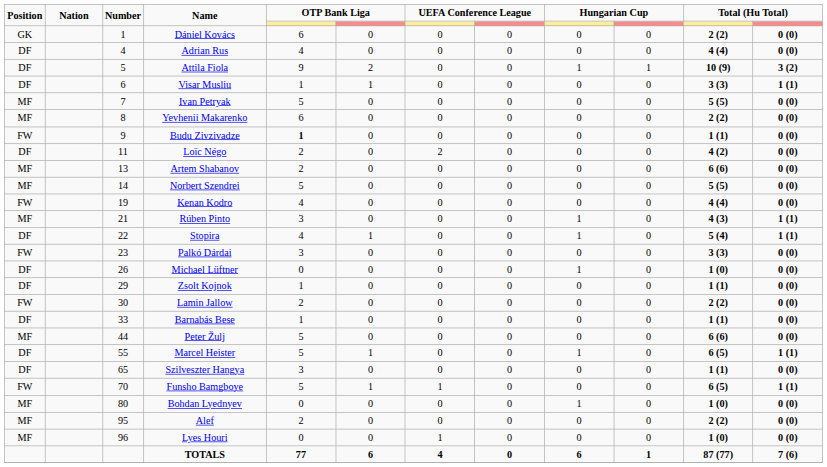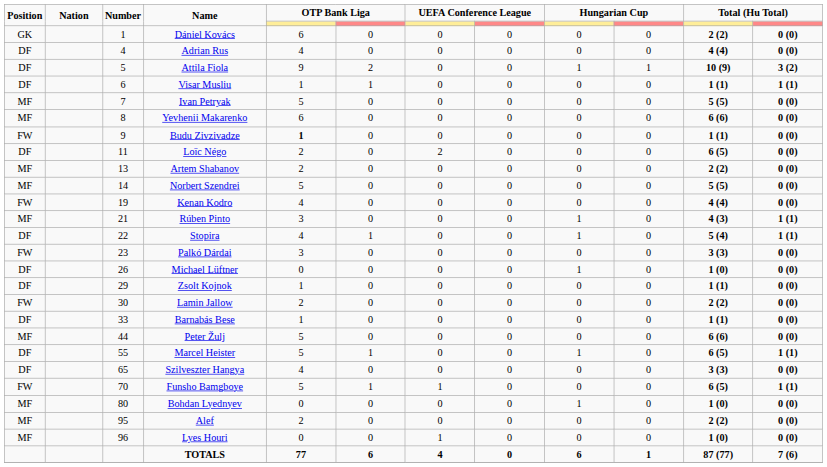(718, 84) 3 (3) -> (718, 84) 1 (1)
(718, 118) 2 (2) -> (718, 118) 6 (6)
(718, 152) 4 (2) -> (718, 152) 6 (5)
(718, 168) 6 (6) -> (718, 168) 2 (2)
(301, 370) 3 -> (301, 370) 4
(718, 370) 1 (1) -> (718, 370) 3 (3)
